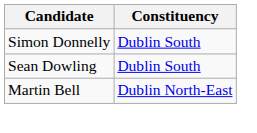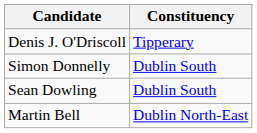+ row: (67, 41)
